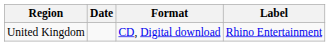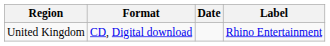columns swapped: (102, 13) <-> (169, 13)
